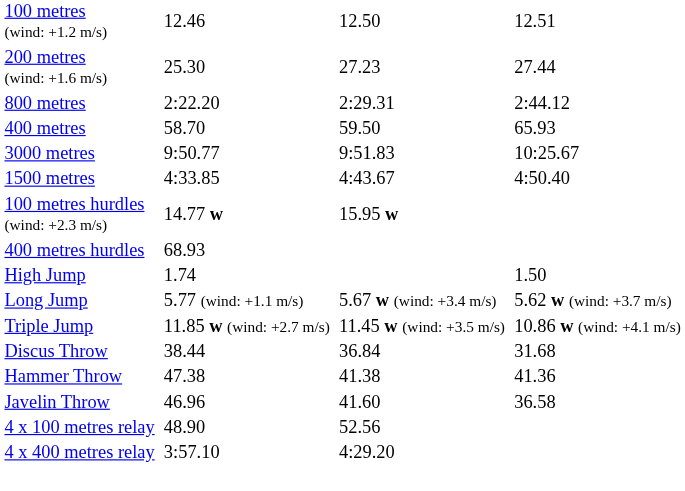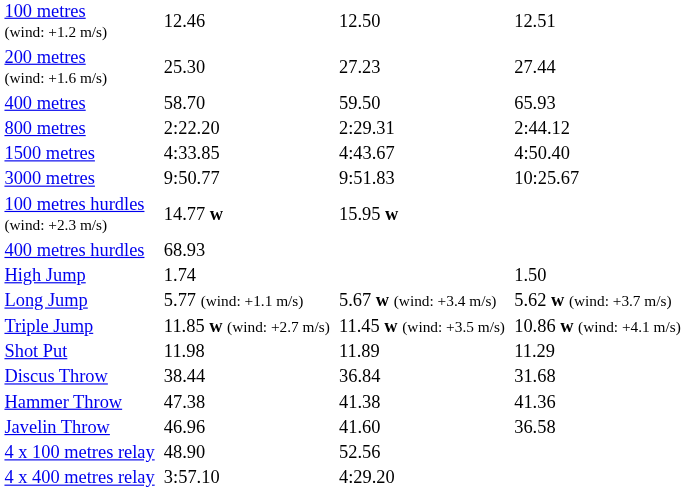rows swapped: (45, 128) <-> (45, 102)
rows swapped: (50, 178) <-> (50, 153)
+ row: (36, 351)
